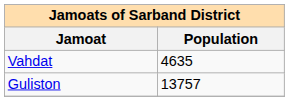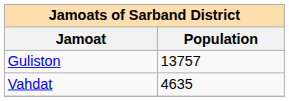rows swapped: (34, 84) <-> (30, 61)
